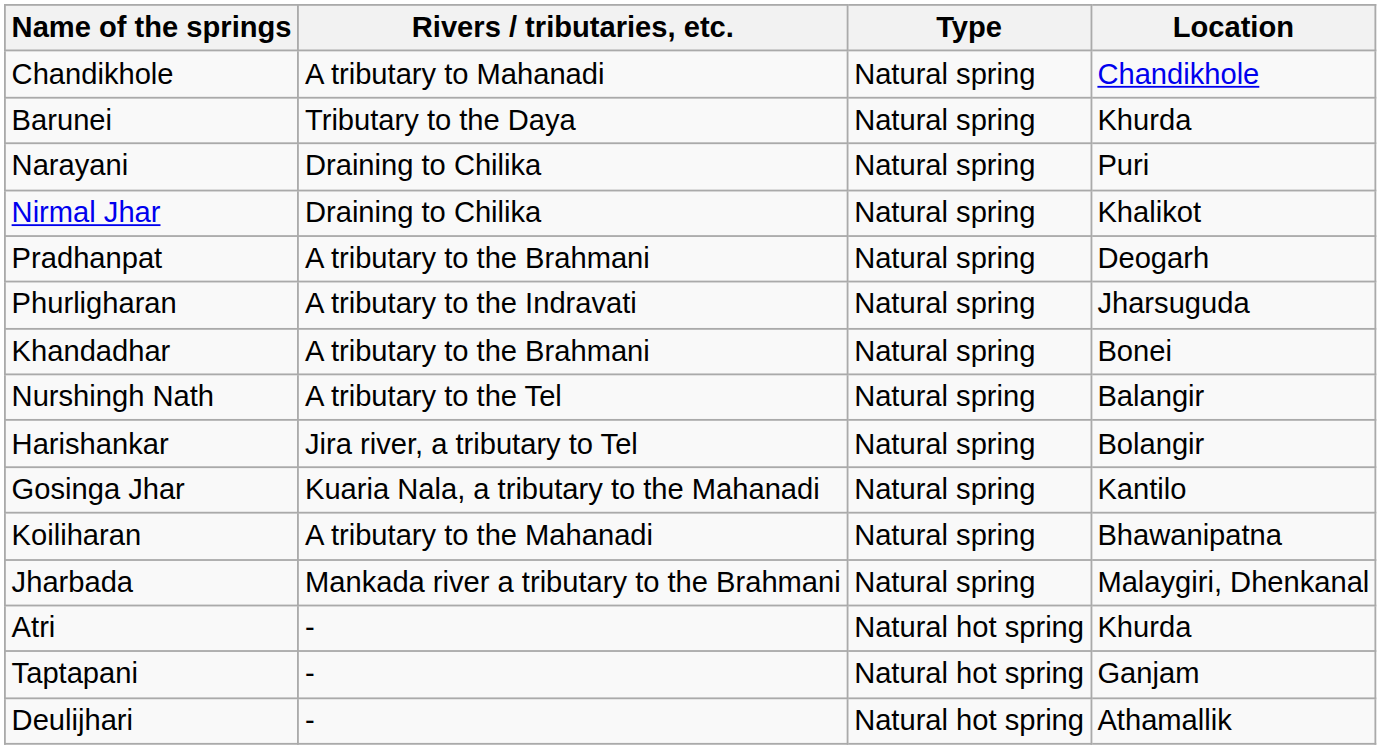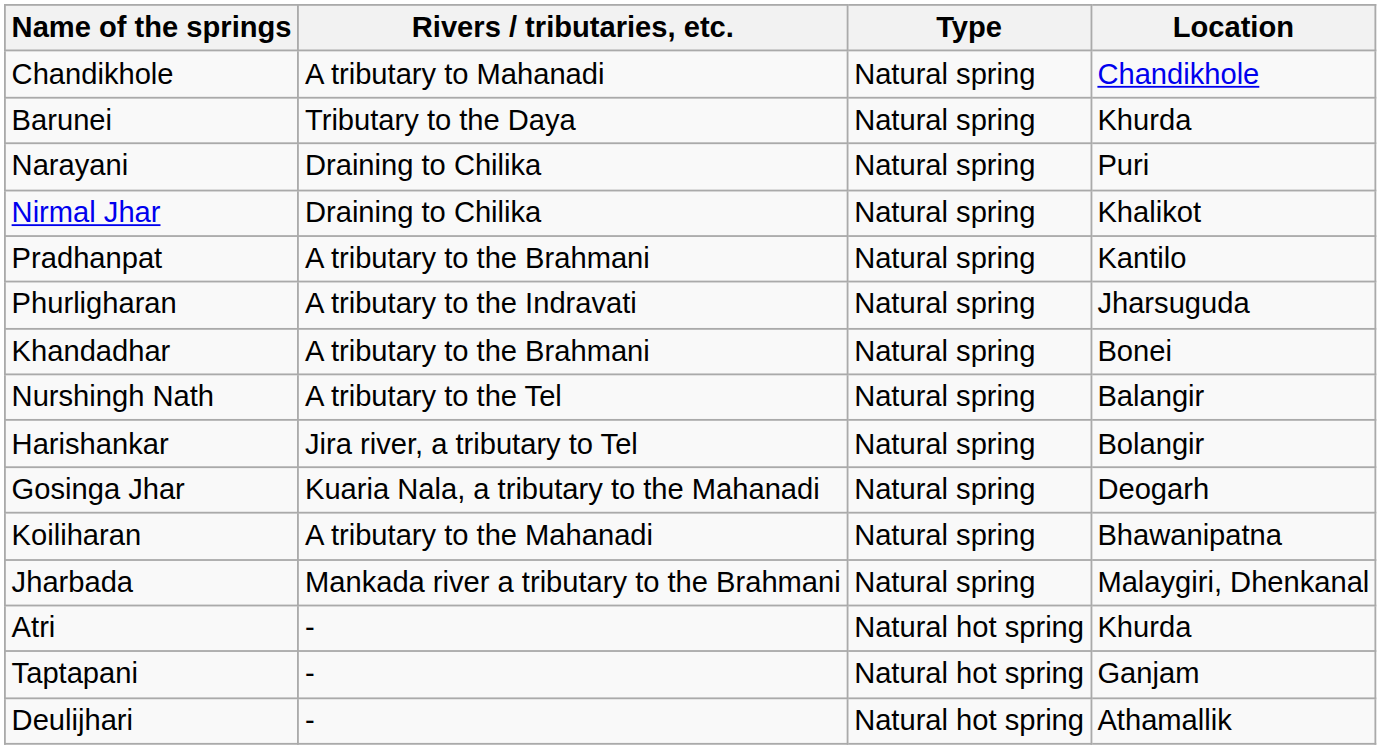(1153, 258) Deogarh -> (1142, 258) Kantilo
(1142, 489) Kantilo -> (1153, 489) Deogarh
